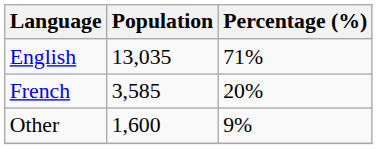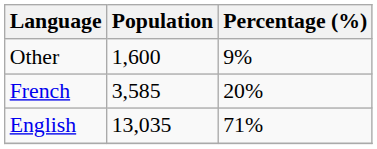rows swapped: (43, 56) <-> (34, 125)
